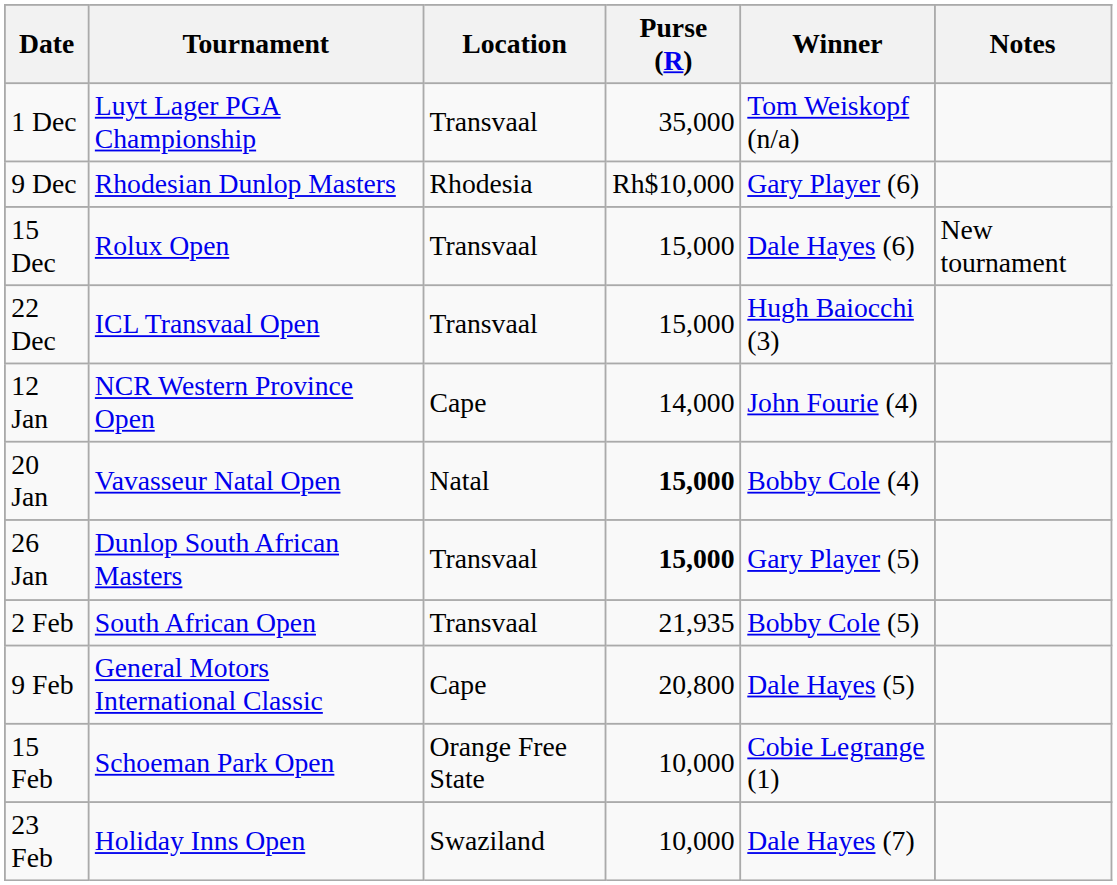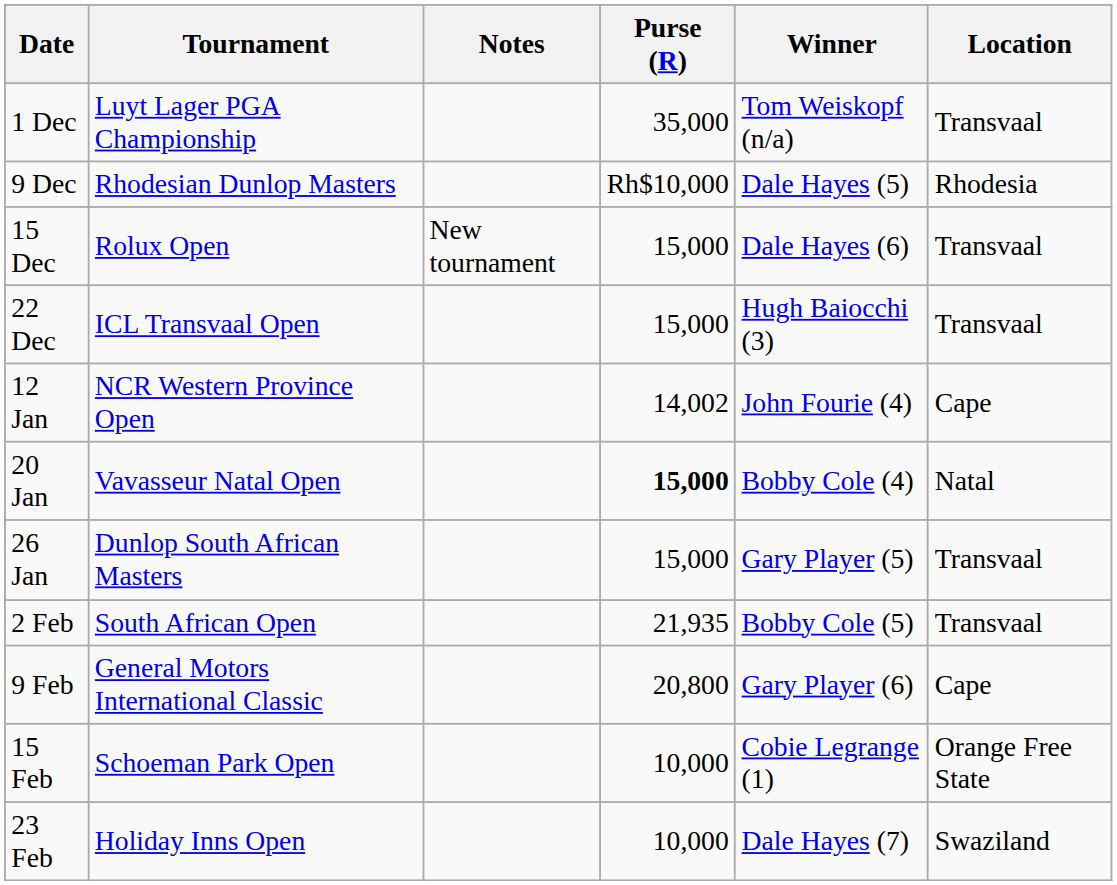columns swapped: (515, 43) <-> (1023, 43)
(833, 184) Gary Player (6) -> (825, 184) Dale Hayes (5)
(696, 402) 14,000 -> (691, 402) 14,002
(696, 559) bold -> (691, 559) normal
(831, 683) Dale Hayes (5) -> (828, 683) Gary Player (6)
